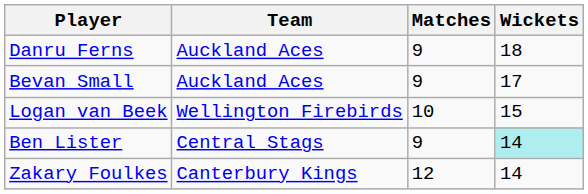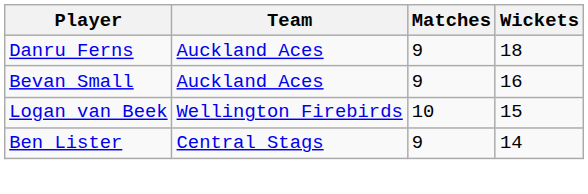(511, 82) 17 -> (511, 82) 16
(511, 143) paleturquoise background -> (511, 143) no background
- row: (88, 174)
